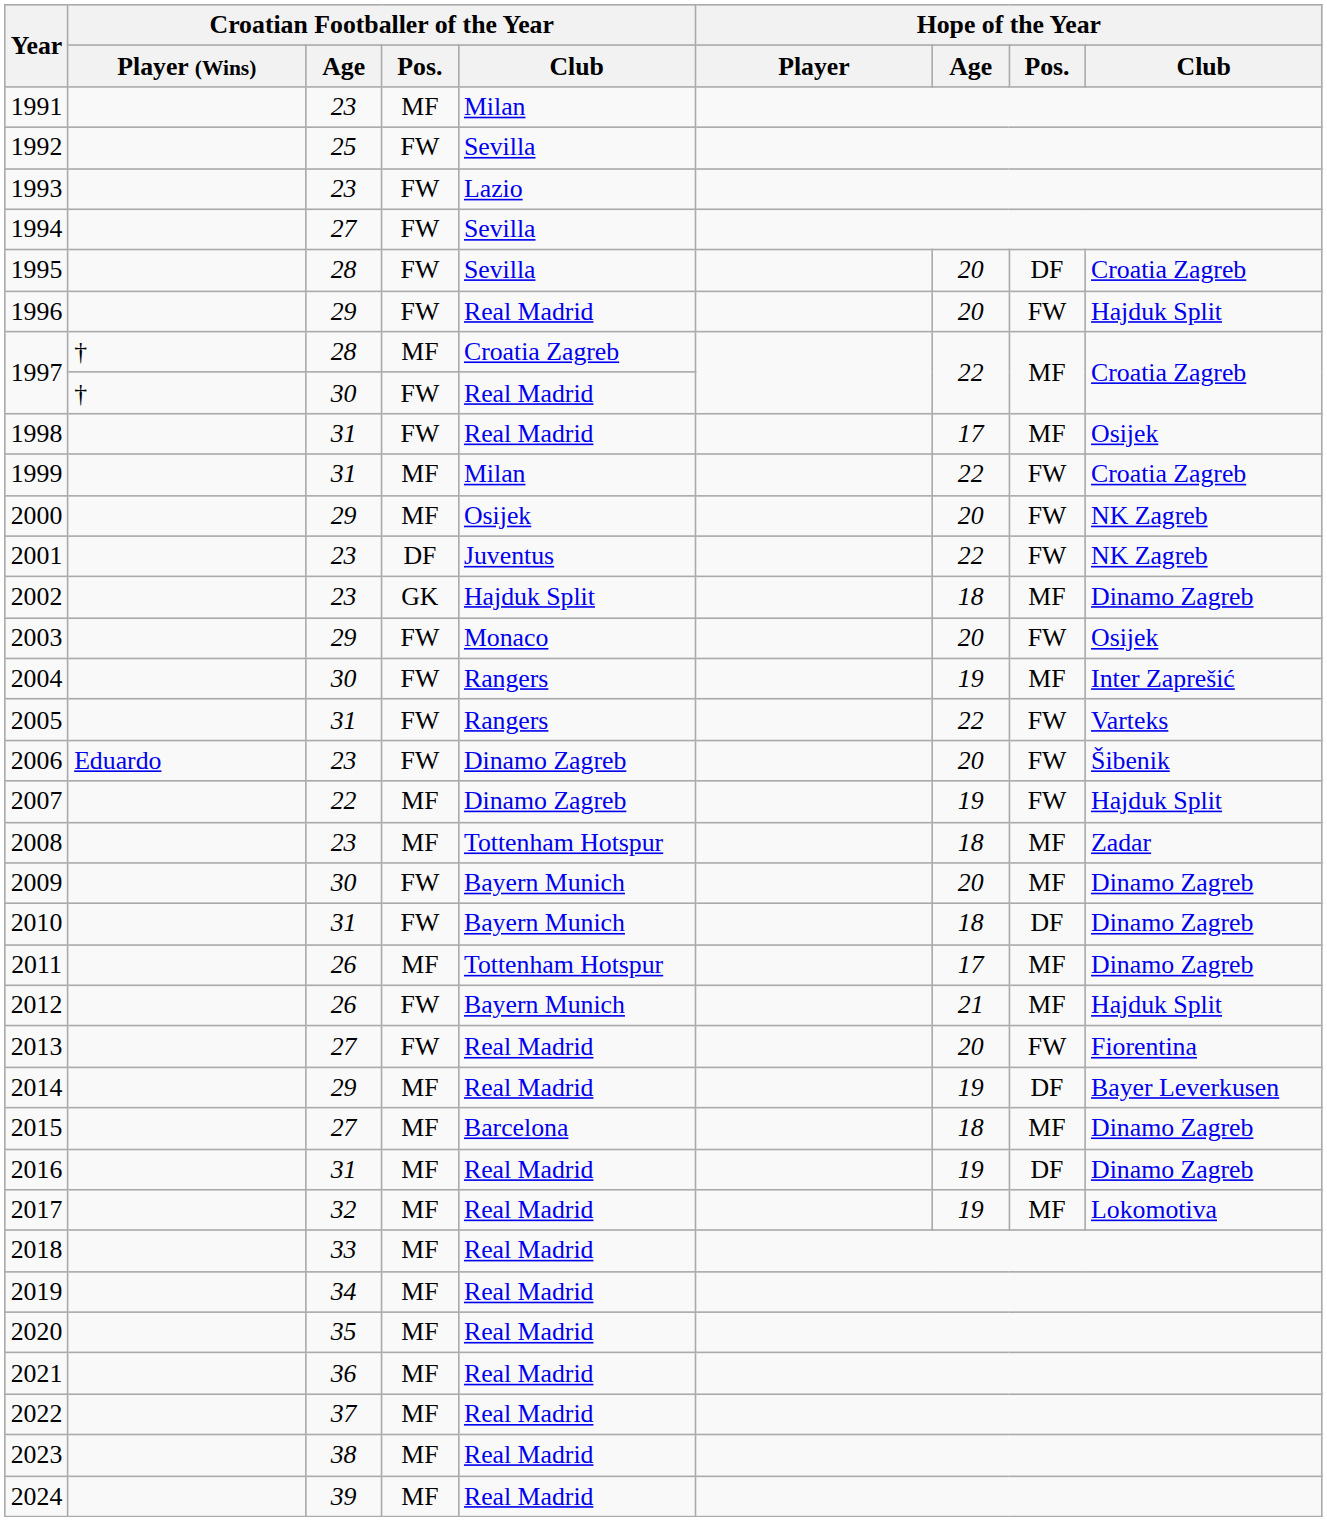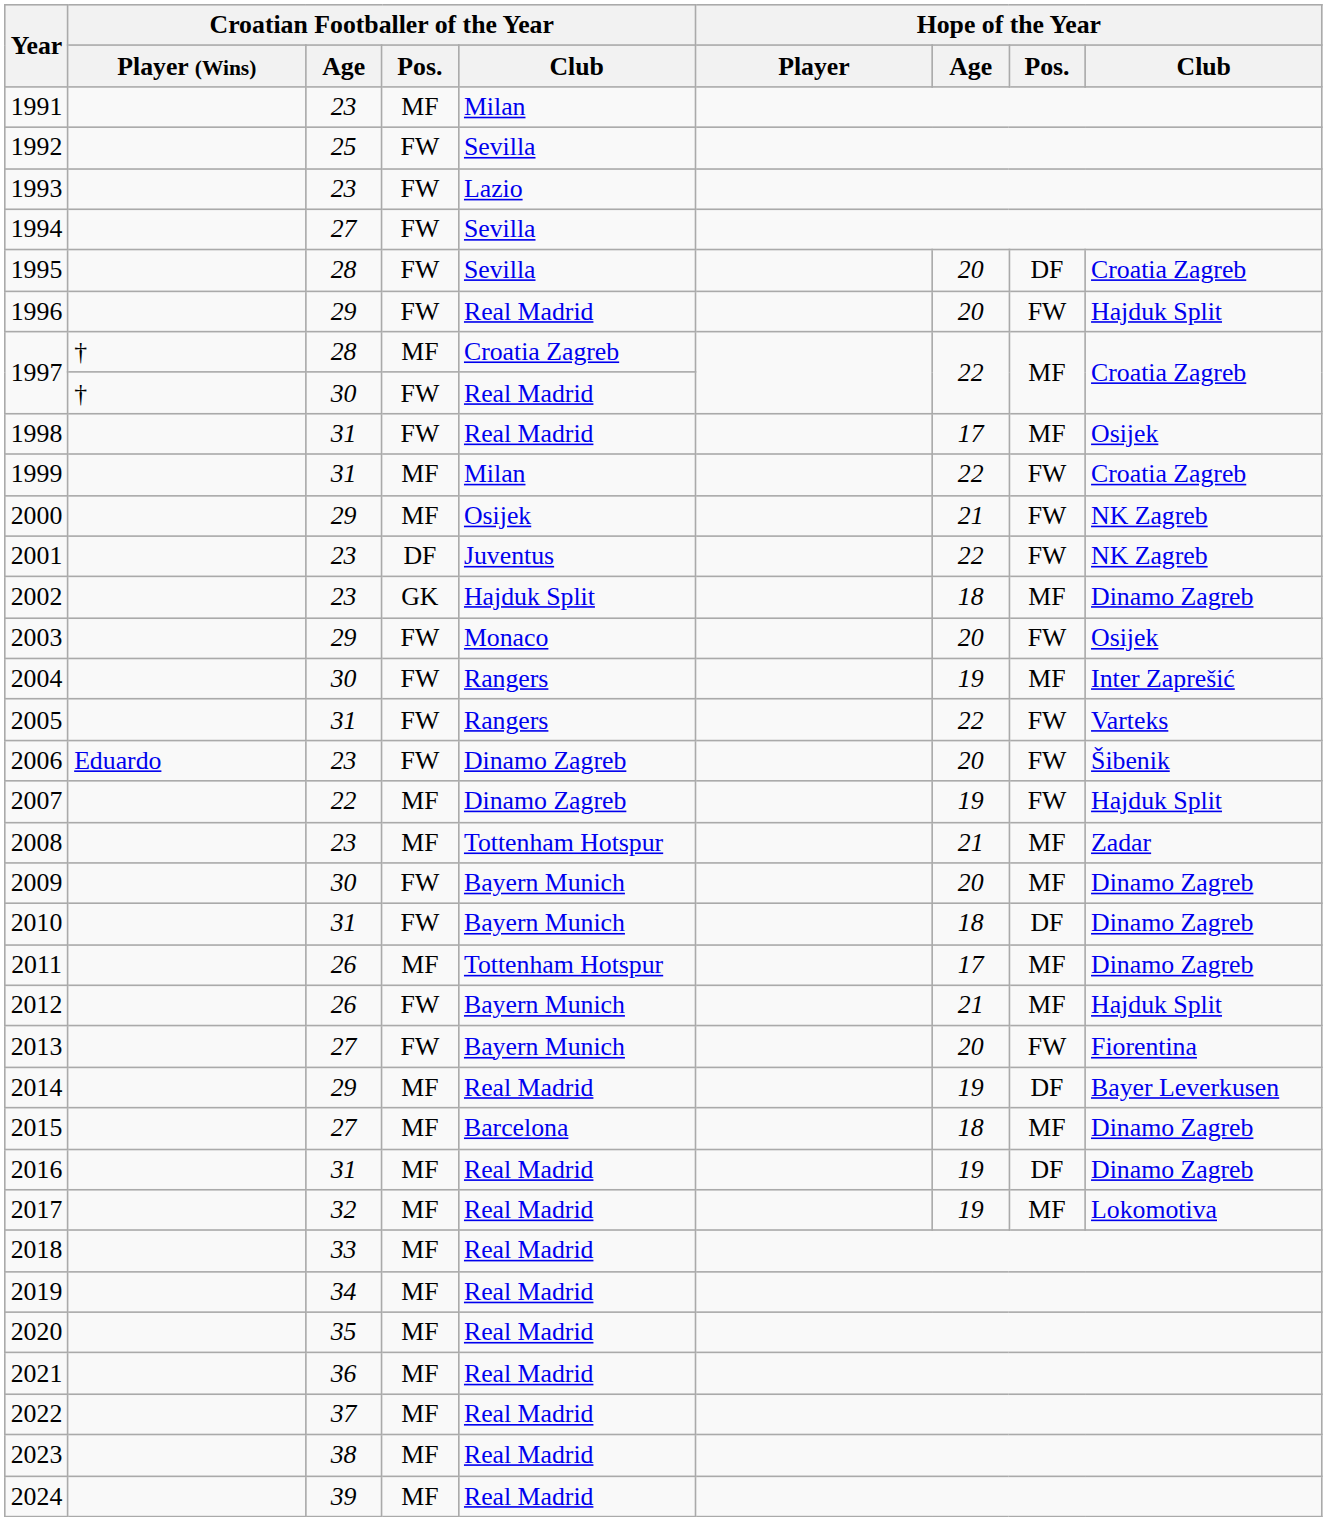(971, 515) 20 -> (971, 515) 21
(971, 842) 18 -> (971, 842) 21
(529, 1046) Real Madrid -> (544, 1046) Bayern Munich
